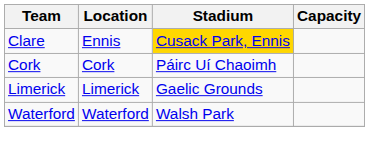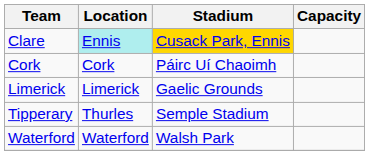(101, 41) no background -> (101, 41) paleturquoise background
+ row: (40, 114)
